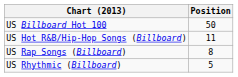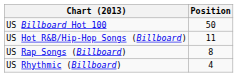(211, 65) 5 -> (211, 65) 4
